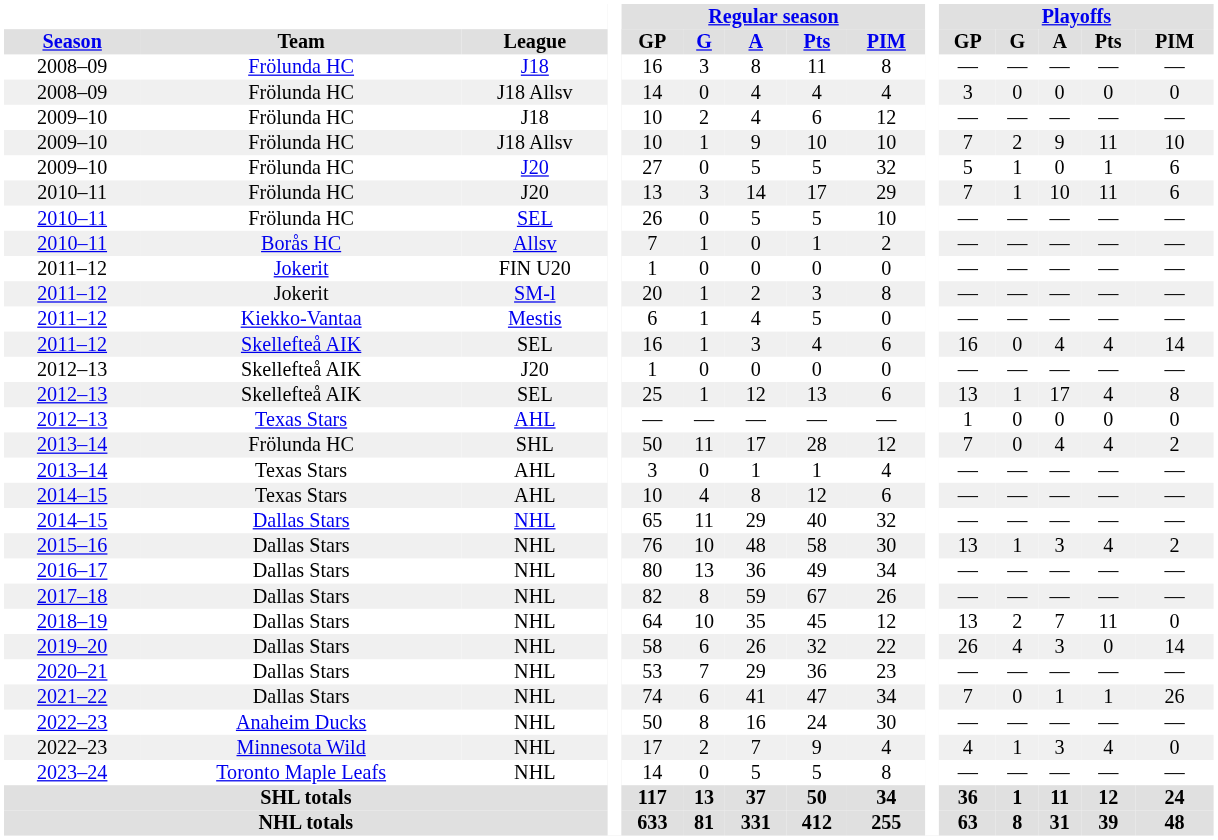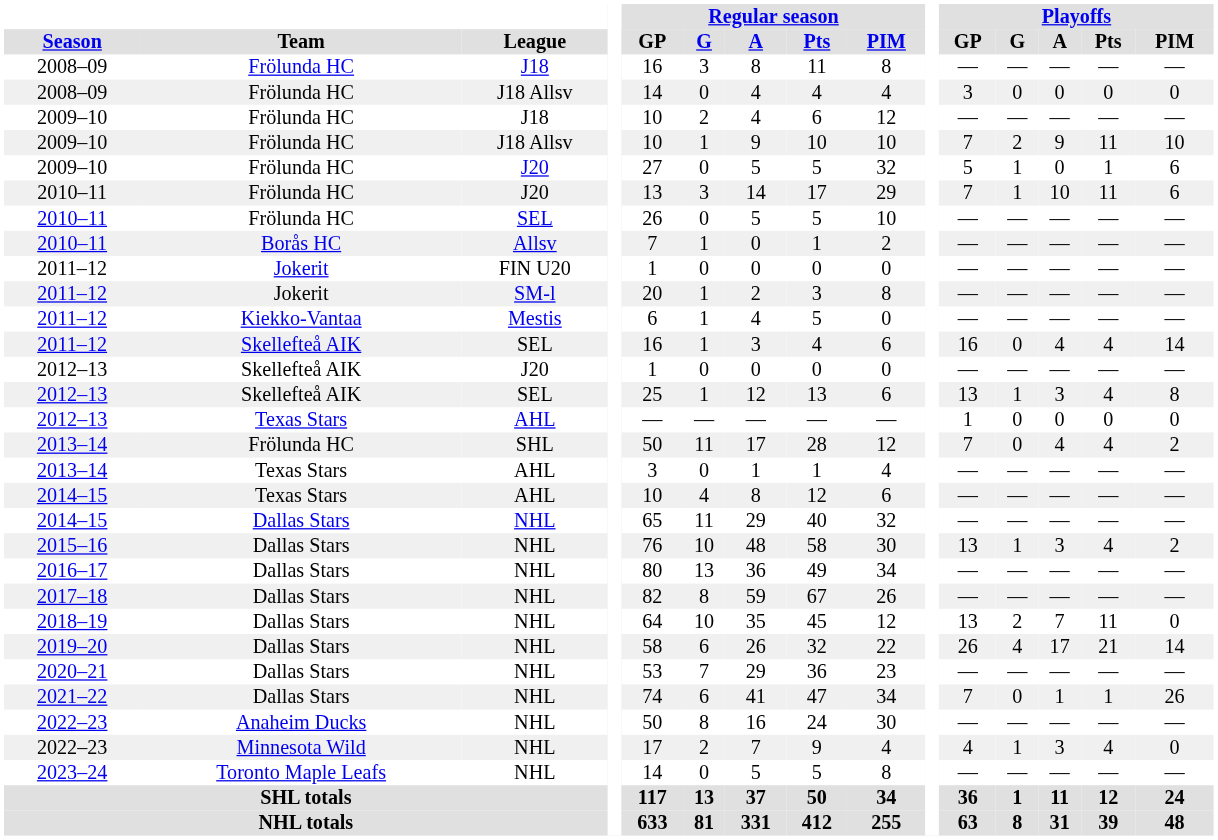(1060, 394) 17 -> (1060, 394) 3
(1060, 646) 3 -> (1060, 646) 17
(1108, 646) 0 -> (1108, 646) 21
